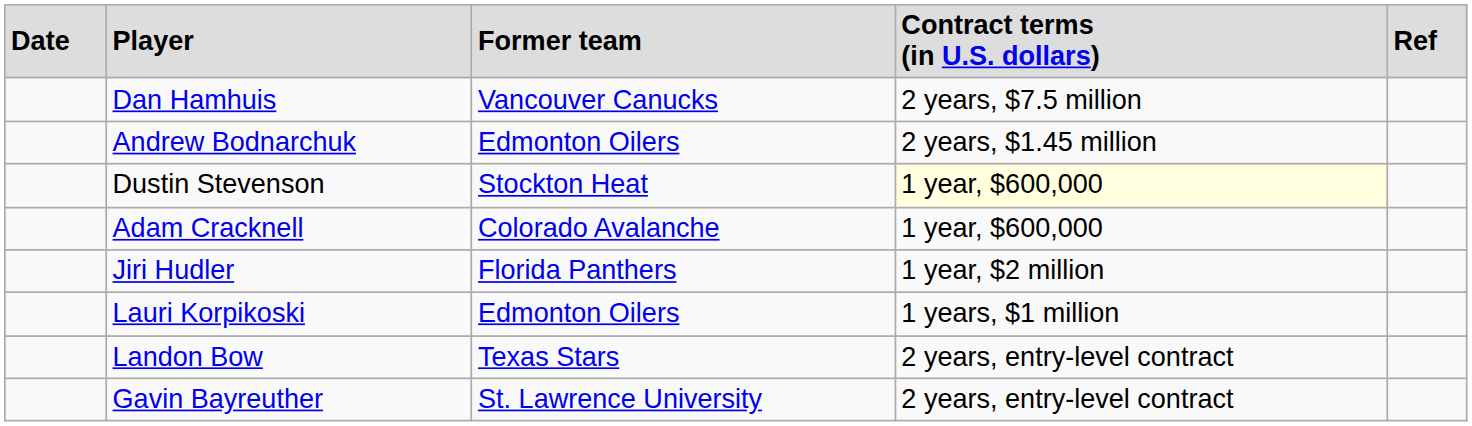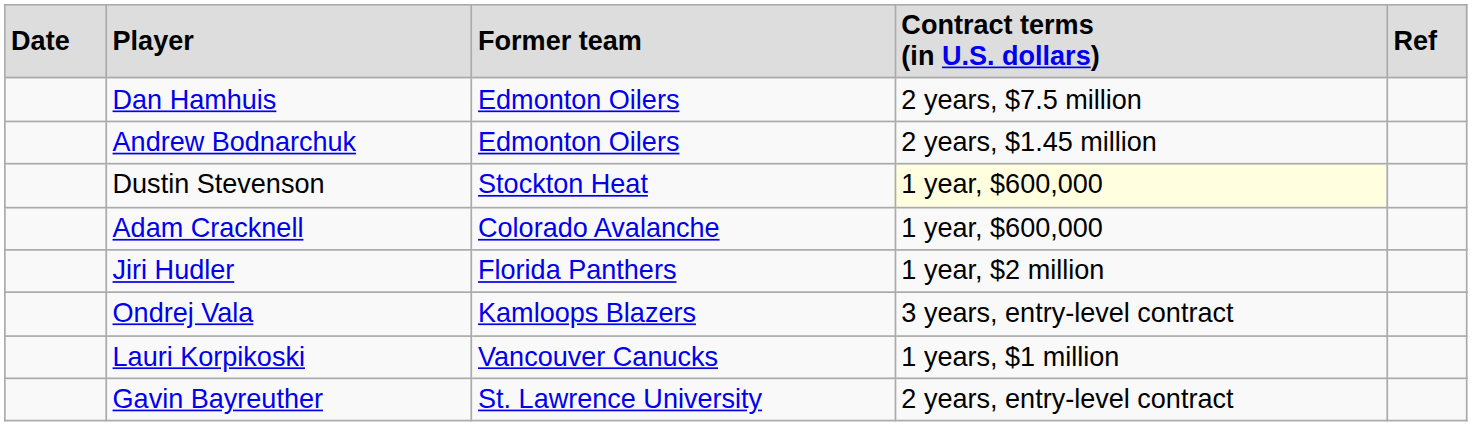(598, 99) Vancouver Canucks -> (579, 99) Edmonton Oilers
+ row: (183, 313)
(579, 313) Edmonton Oilers -> (598, 356) Vancouver Canucks
- row: (188, 356)
